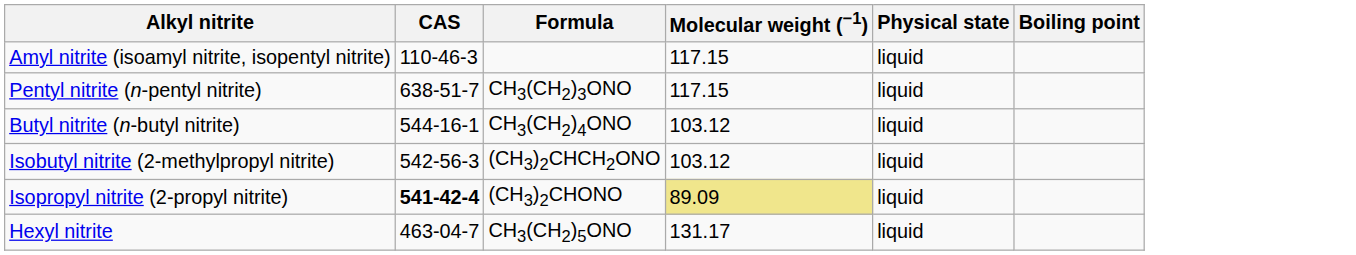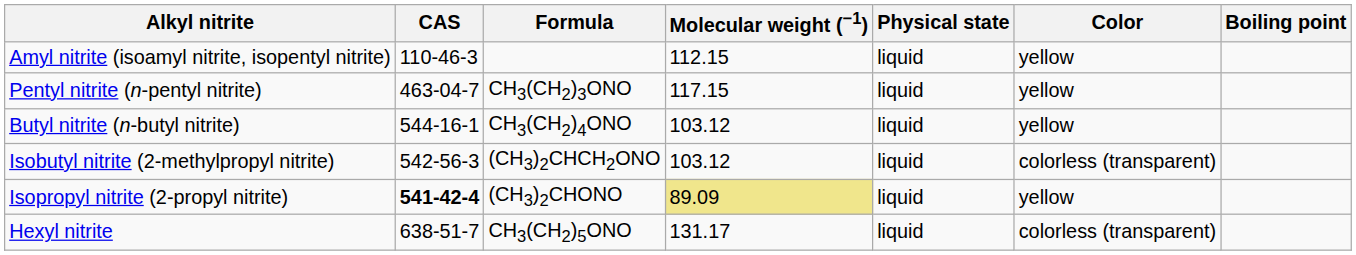+ column: (1117, 22)
(699, 57) 117.15 -> (699, 57) 112.15
(440, 90) 638-51-7 -> (440, 90) 463-04-7
(440, 232) 463-04-7 -> (440, 232) 638-51-7
